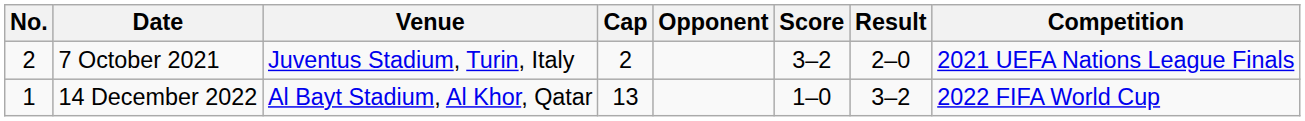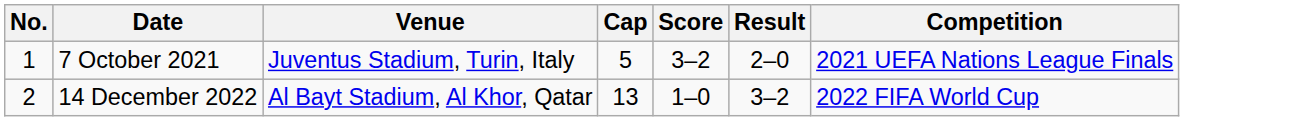- column: (713, 23)
(29, 60) 2 -> (29, 60) 1
(625, 60) 2 -> (625, 60) 5
(29, 97) 1 -> (29, 97) 2
